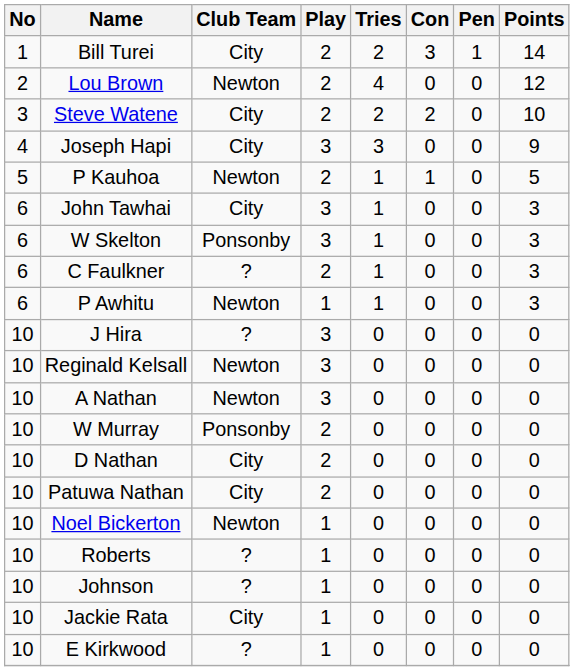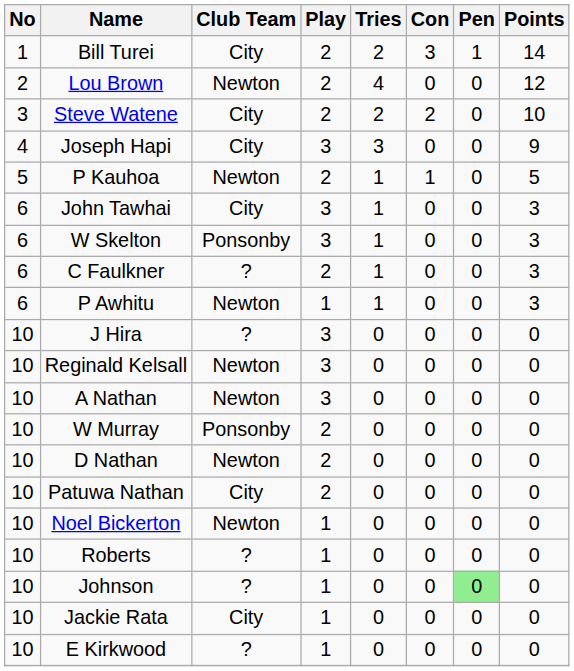(246, 460) City -> (246, 460) Newton
(477, 586) no background -> (477, 586) lightgreen background
